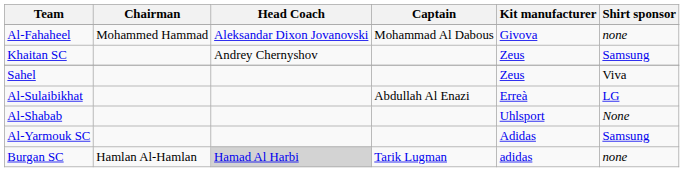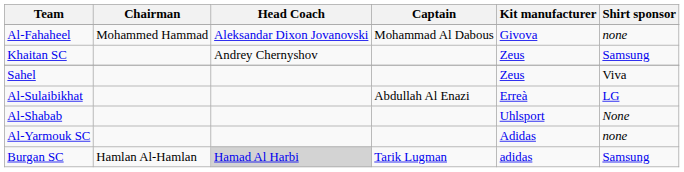(626, 136) Samsung -> (615, 136) none
(615, 156) none -> (626, 156) Samsung
